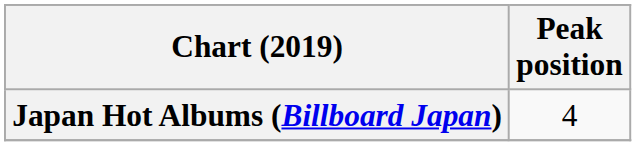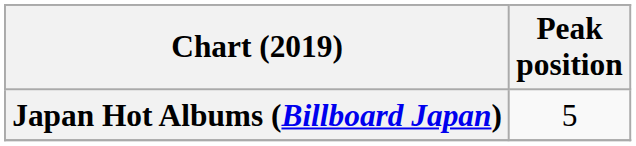(570, 114) 4 -> (570, 114) 5
